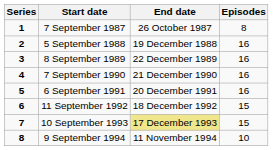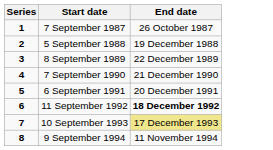- column: (244, 12)
(175, 106) normal -> (176, 106) bold
